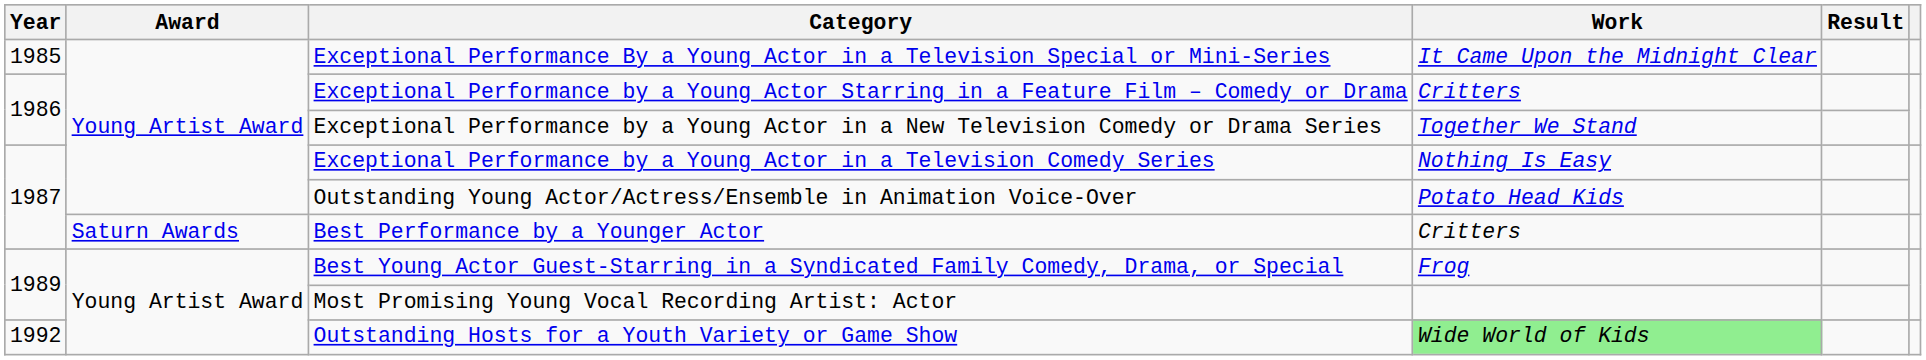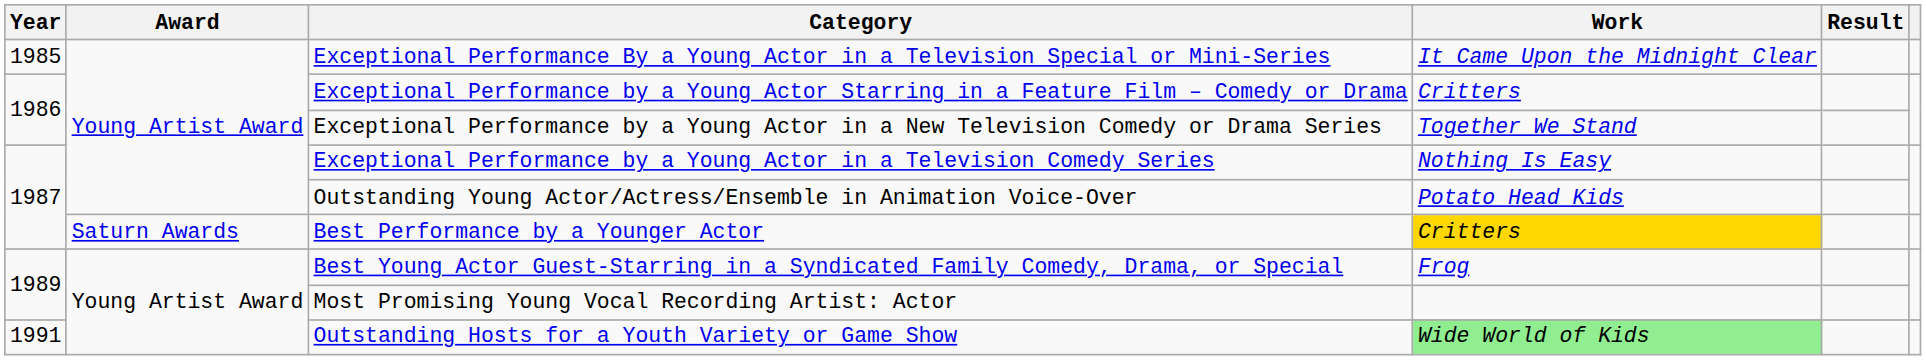(1469, 232) no background -> (1469, 232) gold background
(36, 337) 1992 -> (36, 337) 1991
